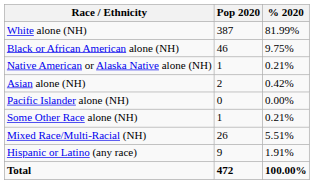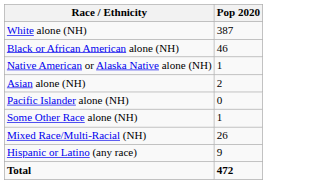- column: (286, 13)
